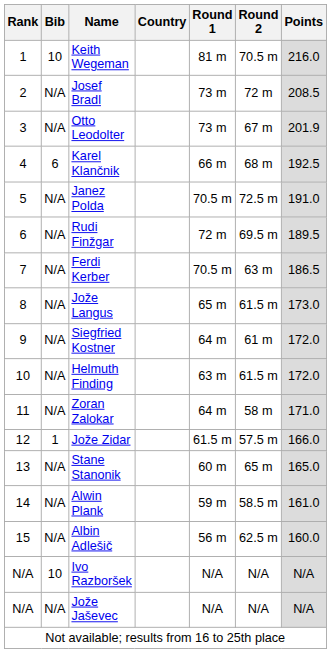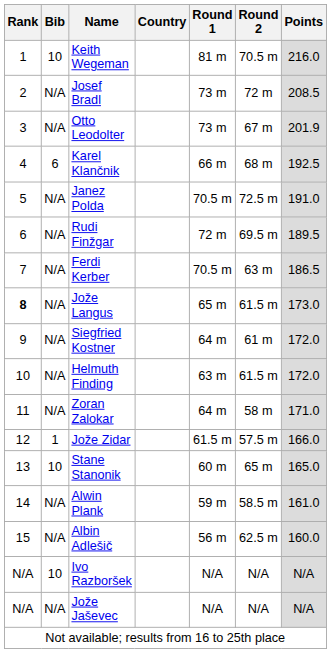(23, 305) normal -> (23, 305) bold
(55, 467) N/A -> (55, 467) 10
